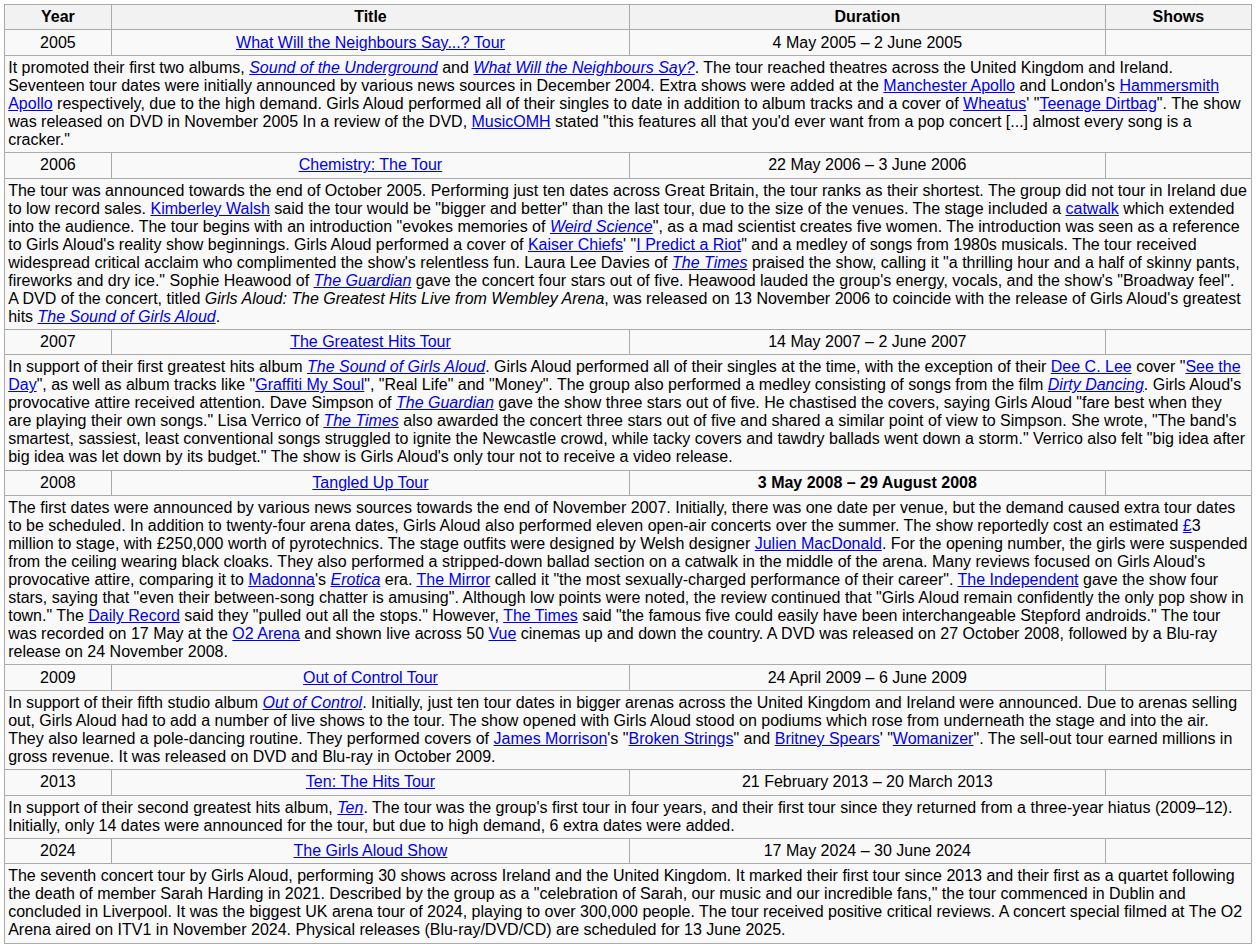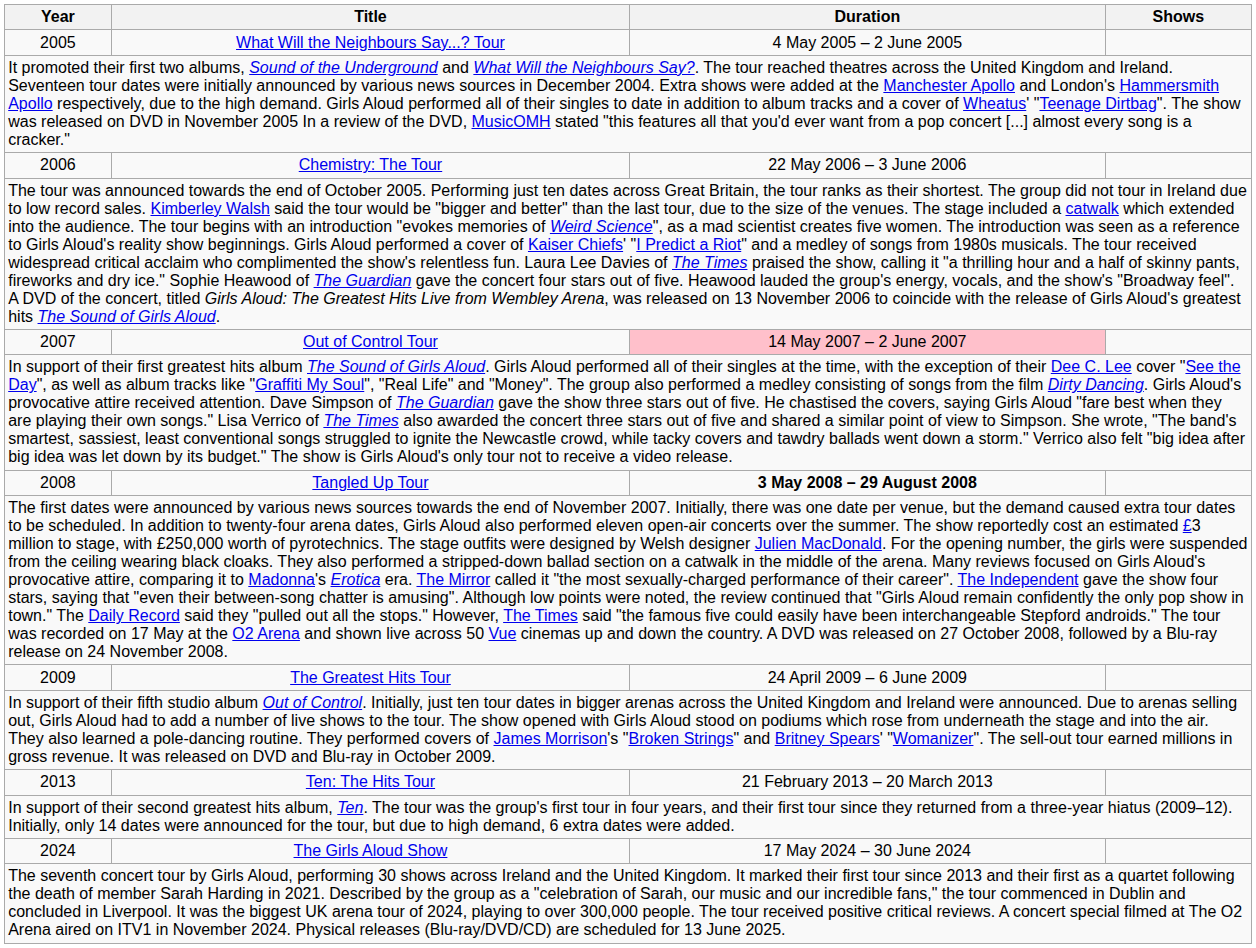(370, 342) The Greatest Hits Tour -> (370, 342) Out of Control Tour
(867, 342) no background -> (867, 342) pink background
(370, 677) Out of Control Tour -> (370, 677) The Greatest Hits Tour
